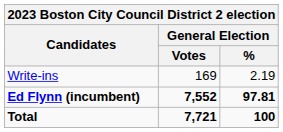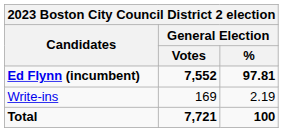rows swapped: (74, 96) <-> (33, 76)
